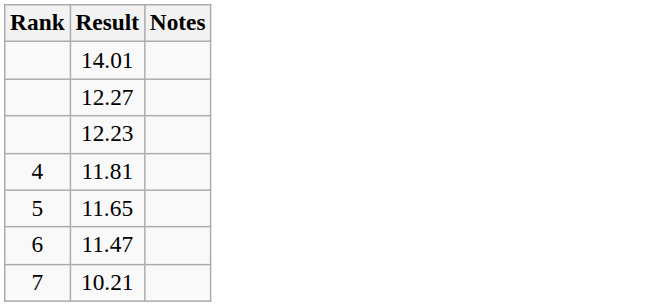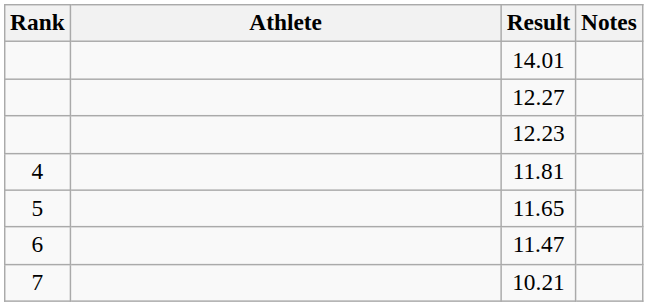+ column: (286, 23)
